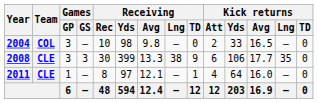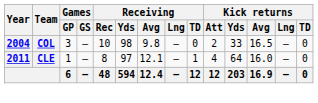- row: (18, 59)
